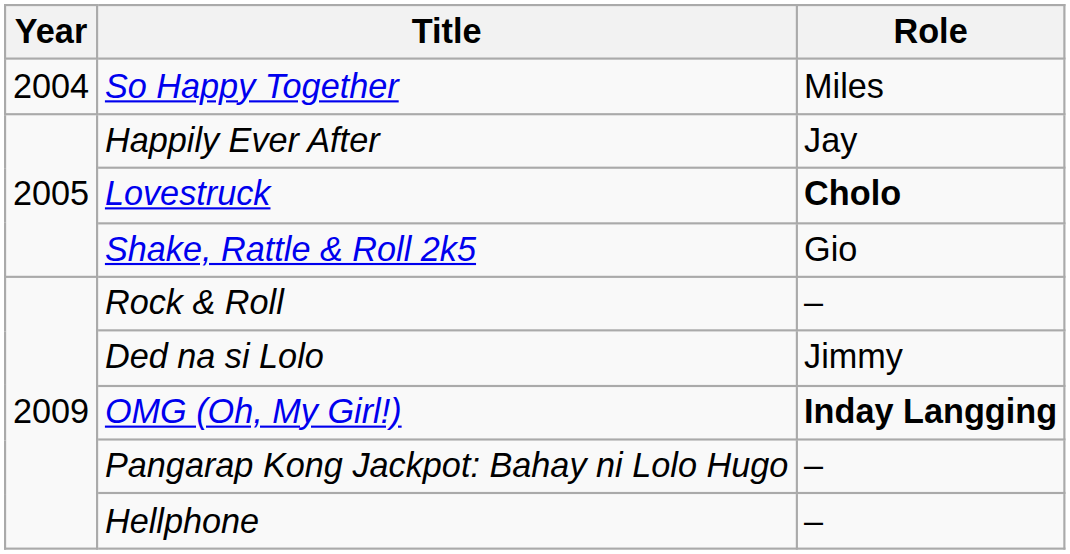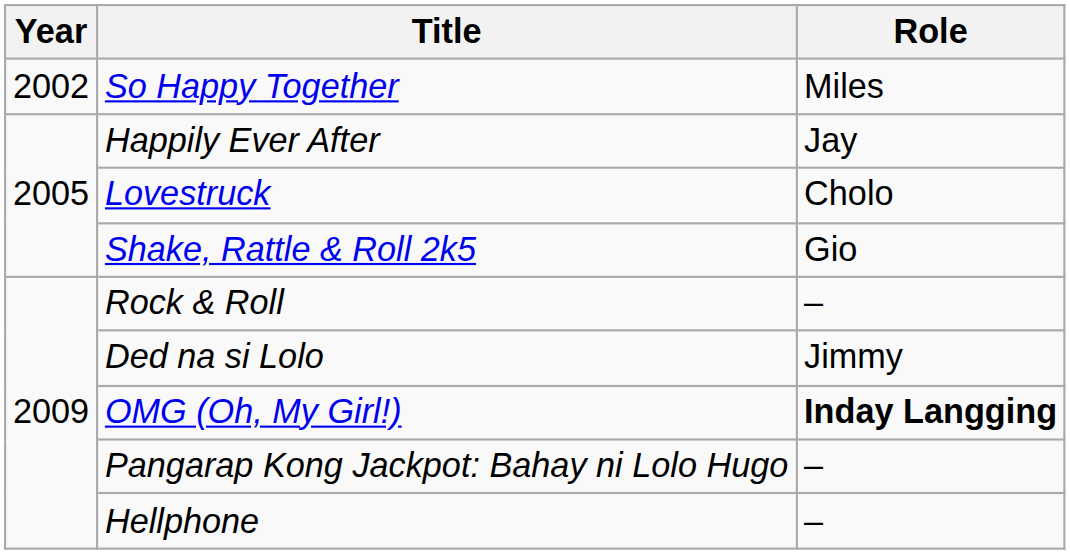(51, 85) 2004 -> (51, 85) 2002
(853, 194) bold -> (849, 194) normal
